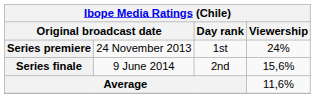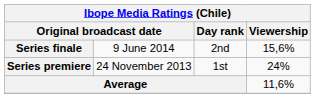rows swapped: (49, 48) <-> (49, 66)
